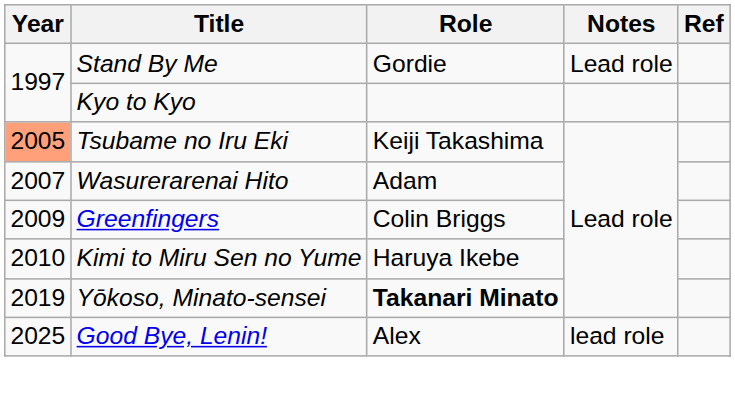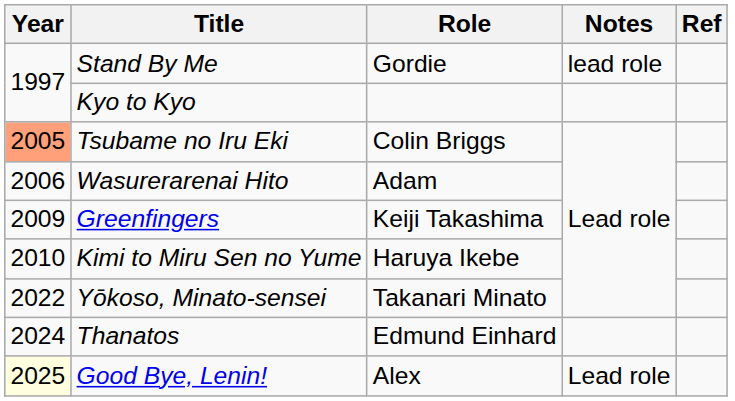(621, 63) Lead role -> (615, 63) lead role
(458, 141) Keiji Takashima -> (439, 141) Colin Briggs
(38, 180) 2007 -> (38, 180) 2006
(439, 219) Colin Briggs -> (458, 219) Keiji Takashima
(38, 297) 2019 -> (38, 297) 2022
(466, 297) bold -> (460, 297) normal
+ row: (128, 336)
(38, 336) no background -> (38, 375) lightyellow background
(617, 336) lead role -> (619, 375) Lead role
